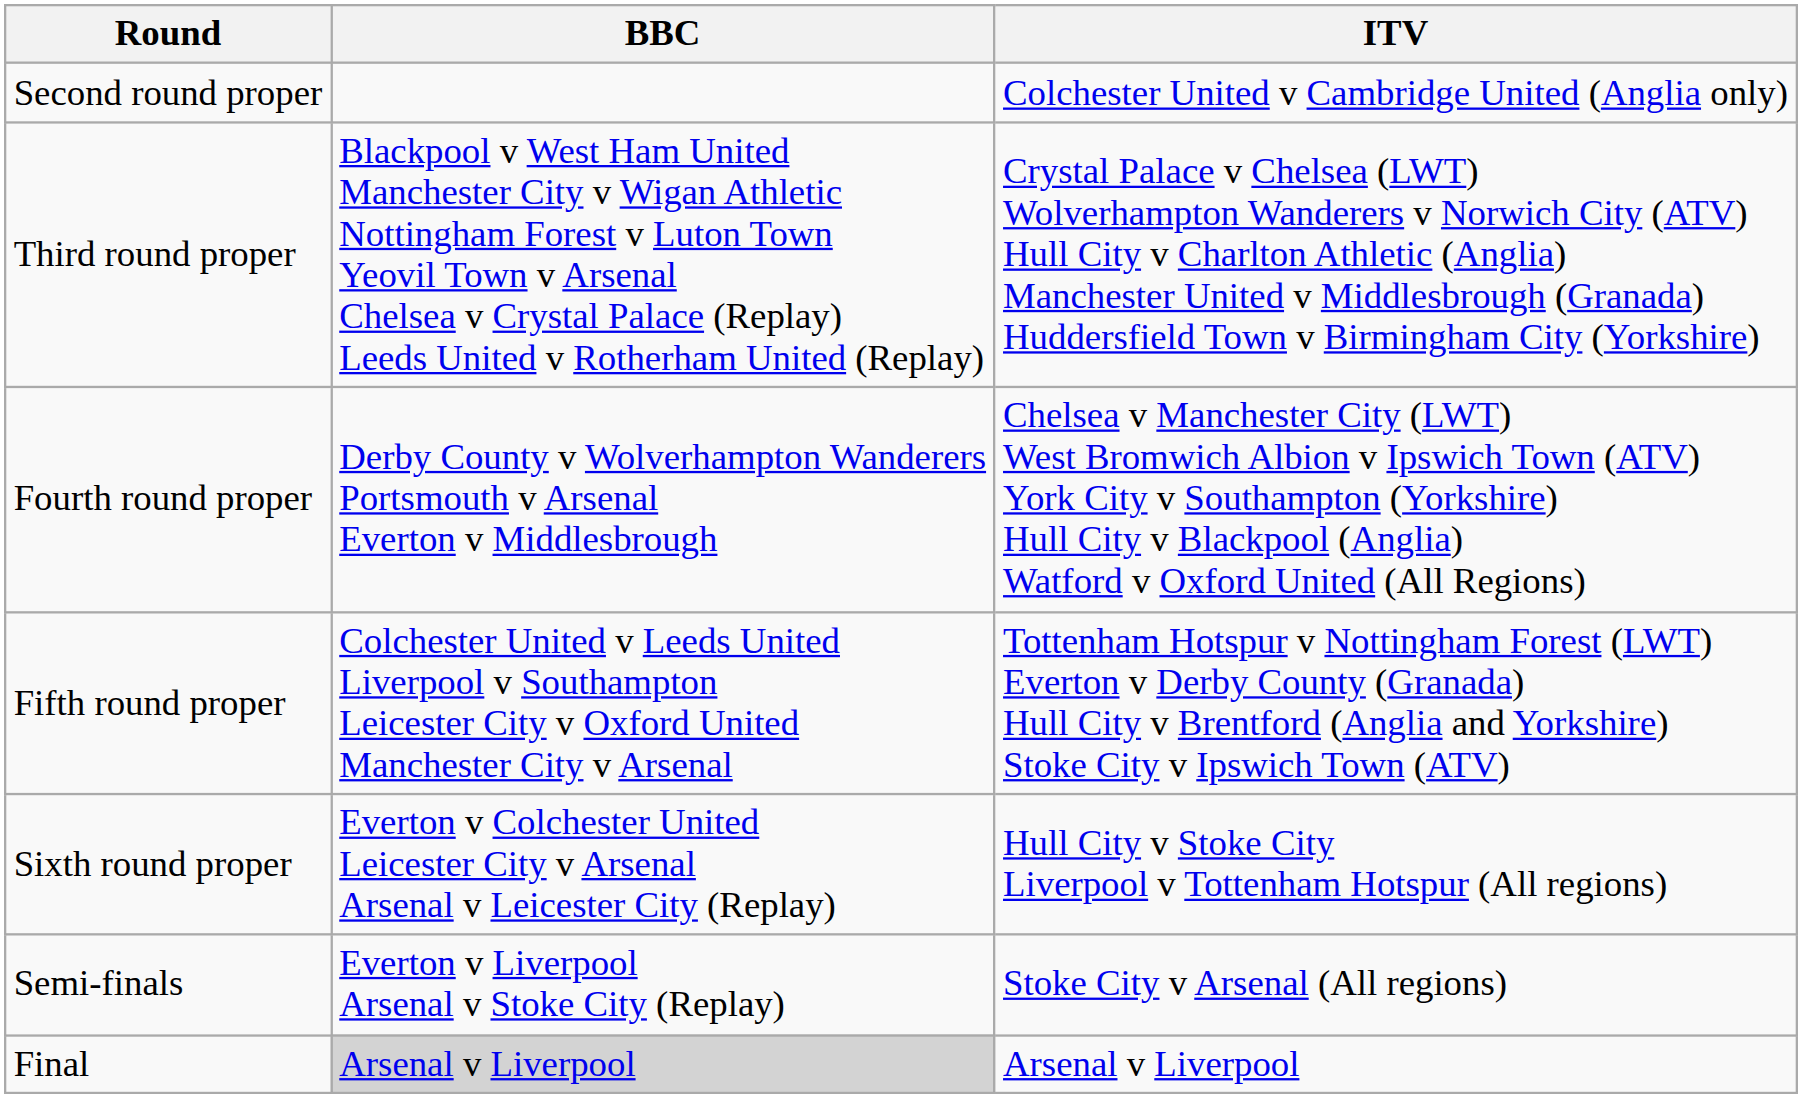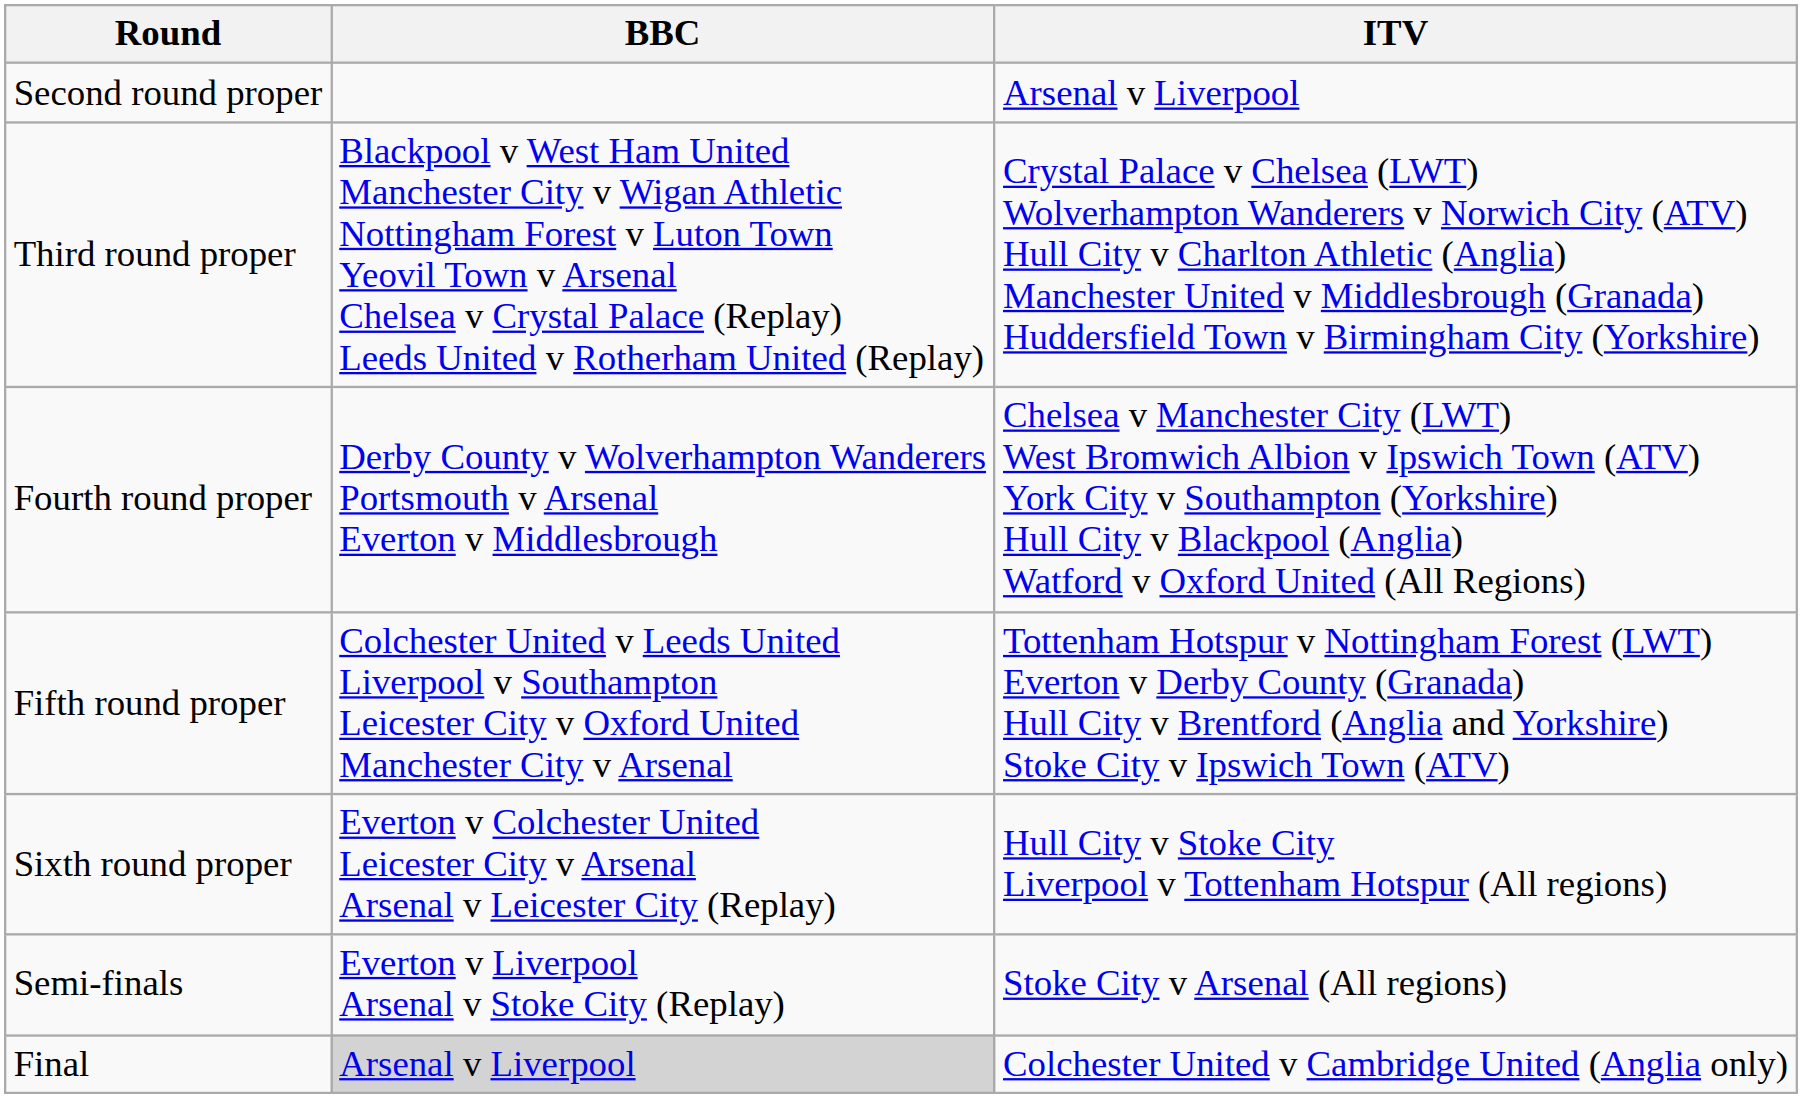(1395, 92) Colchester United v Cambridge United (Anglia only) -> (1151, 92) Arsenal v Liverpool
(1151, 1063) Arsenal v Liverpool -> (1395, 1063) Colchester United v Cambridge United (Anglia only)
